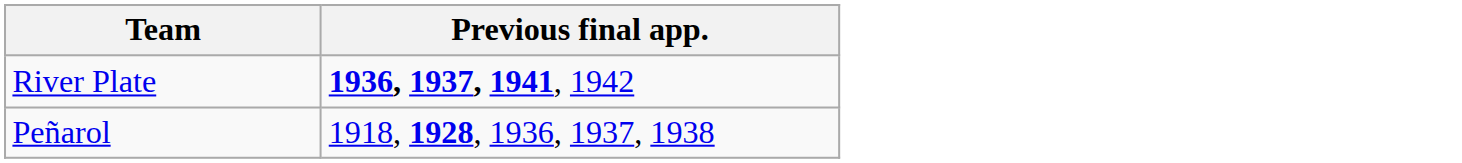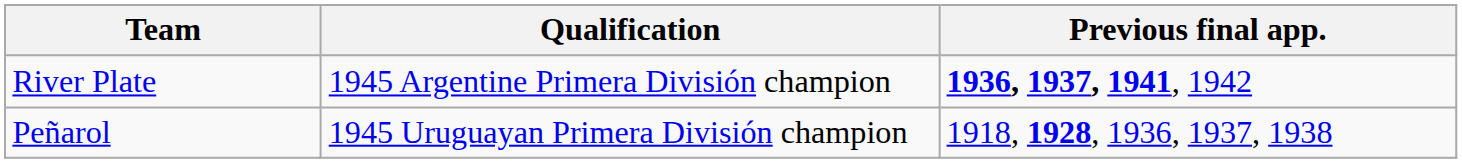+ column: (630, 30)
